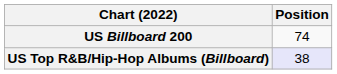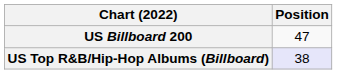(302, 36) 74 -> (302, 36) 47
